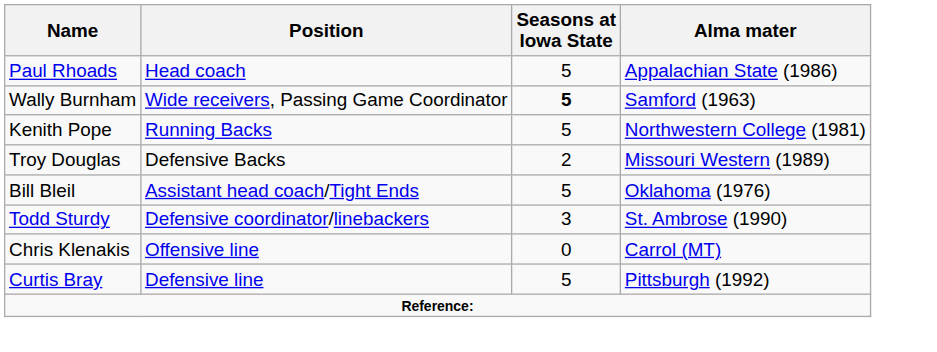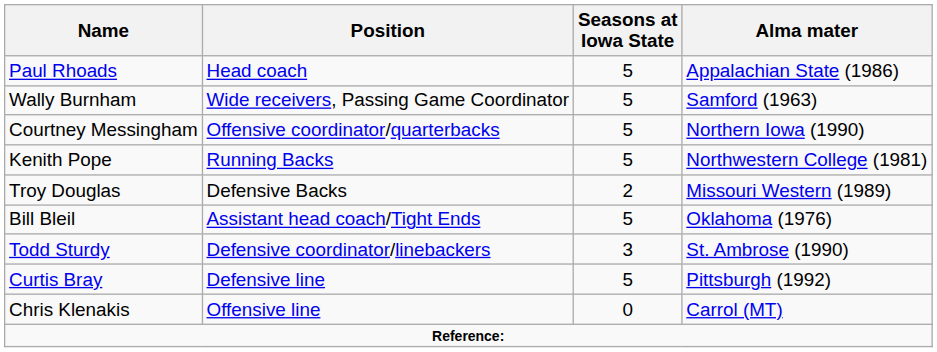(566, 101) bold -> (628, 101) normal
+ row: (103, 130)
rows swapped: (56, 279) <-> (69, 250)
